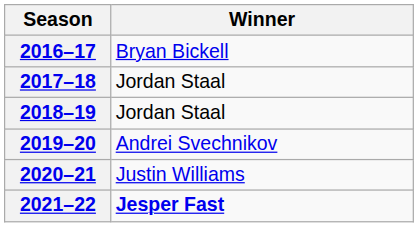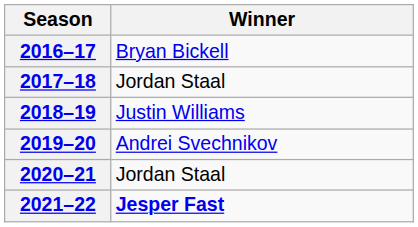(171, 112) Jordan Staal -> (180, 112) Justin Williams
(180, 174) Justin Williams -> (171, 174) Jordan Staal
